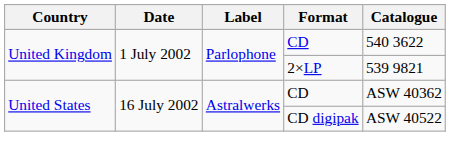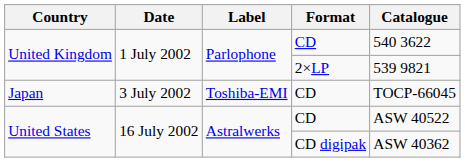+ row: (26, 92)
(404, 92) ASW 40362 -> (411, 118) ASW 40522
(404, 118) ASW 40522 -> (411, 143) ASW 40362
